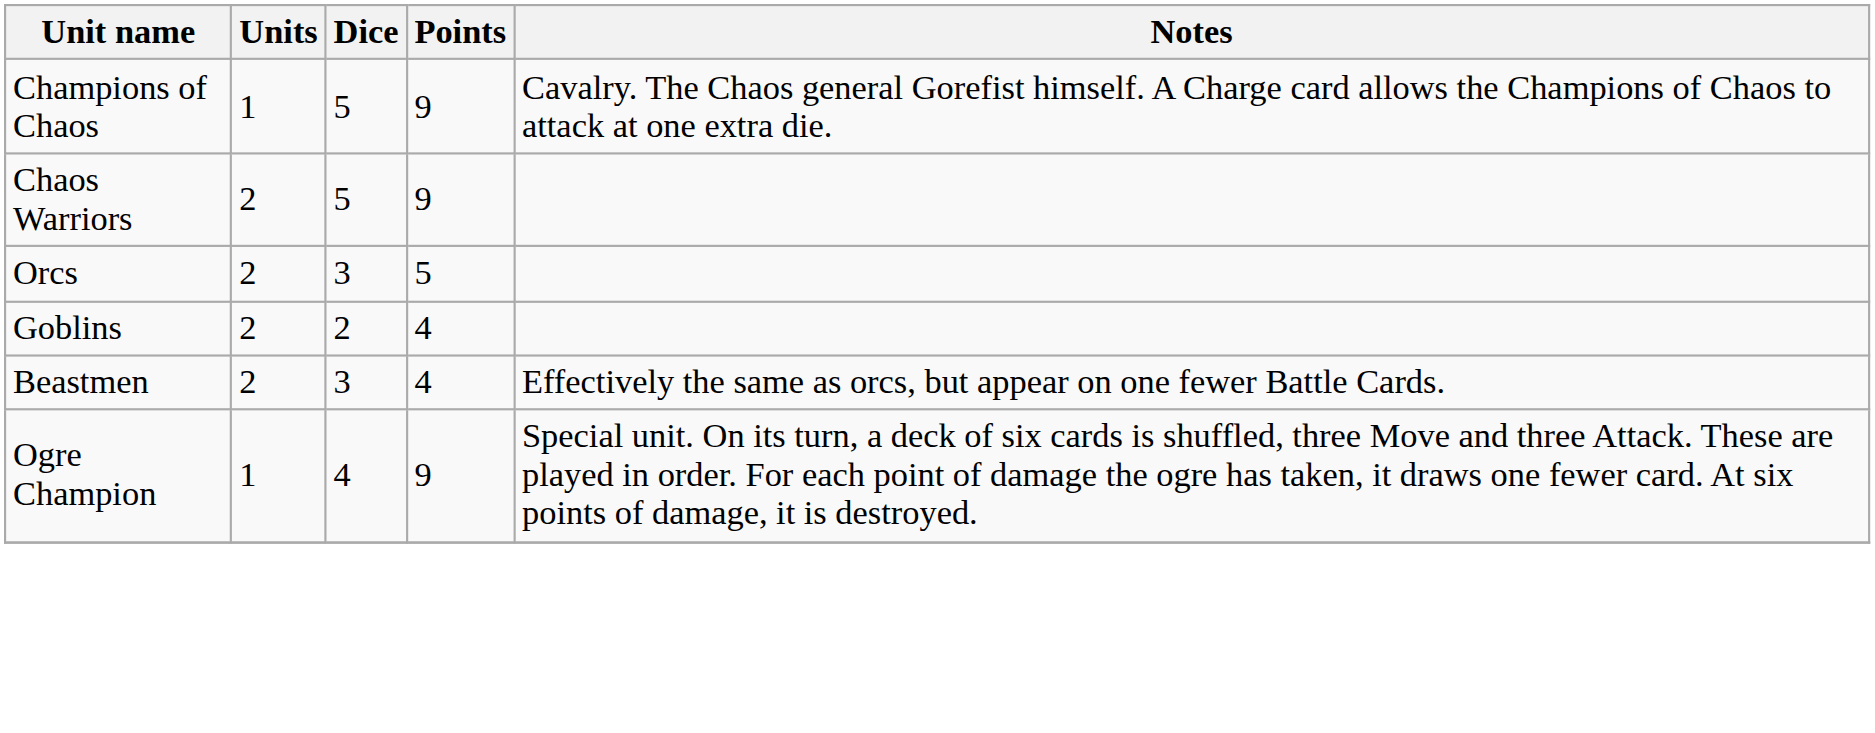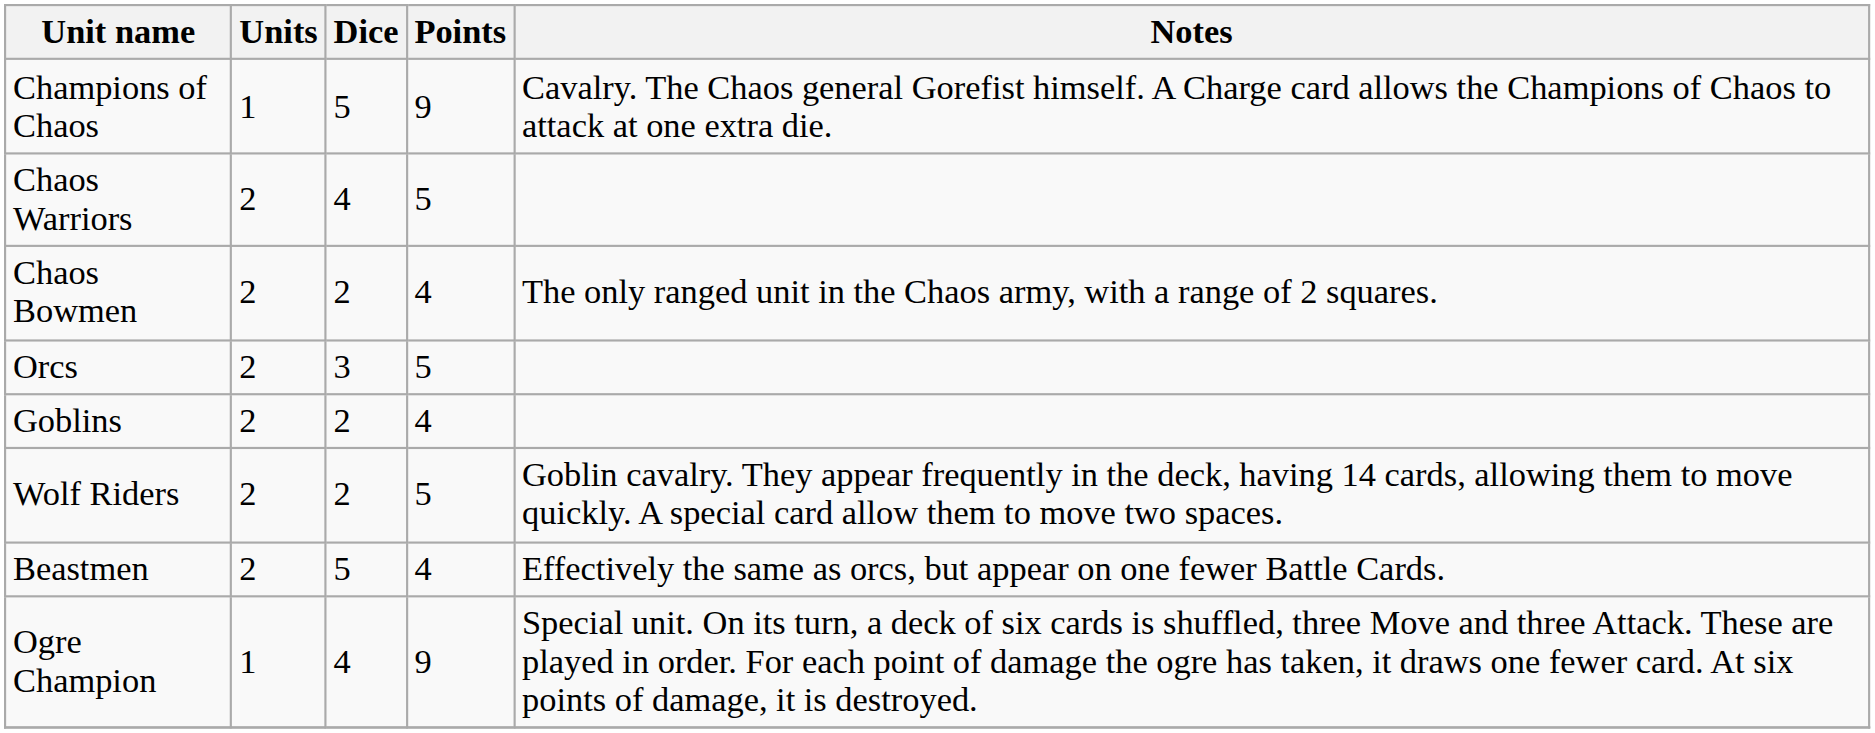(342, 198) 5 -> (342, 198) 4
(423, 198) 9 -> (423, 198) 5
+ row: (75, 292)
+ row: (96, 494)
(342, 381) 3 -> (342, 568) 5
